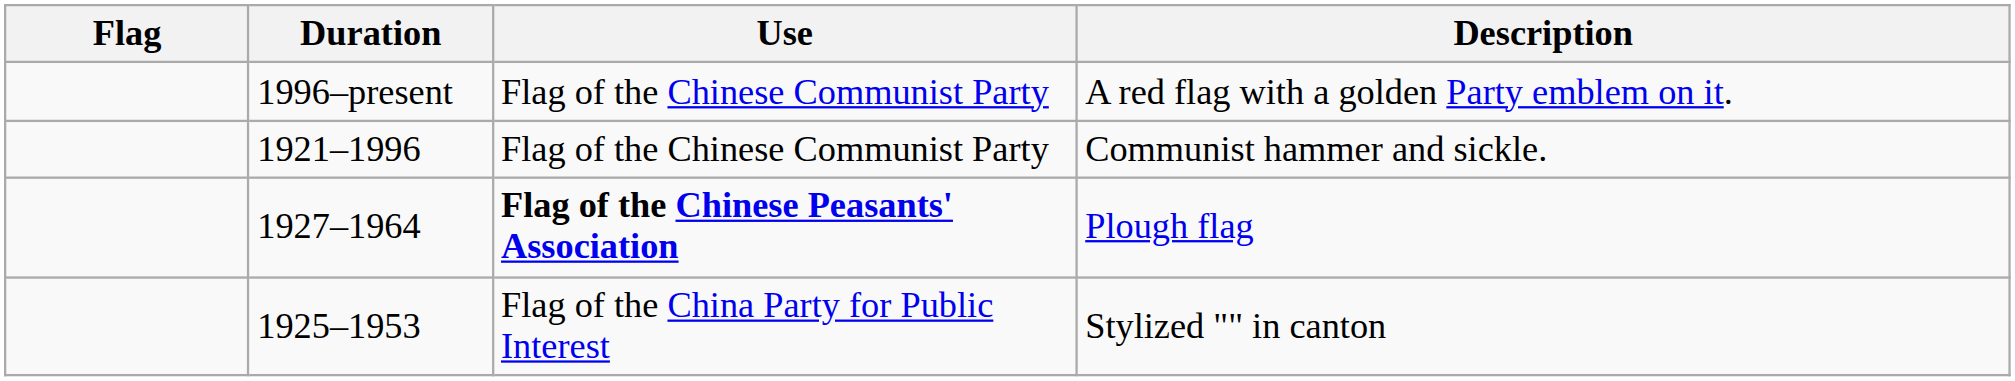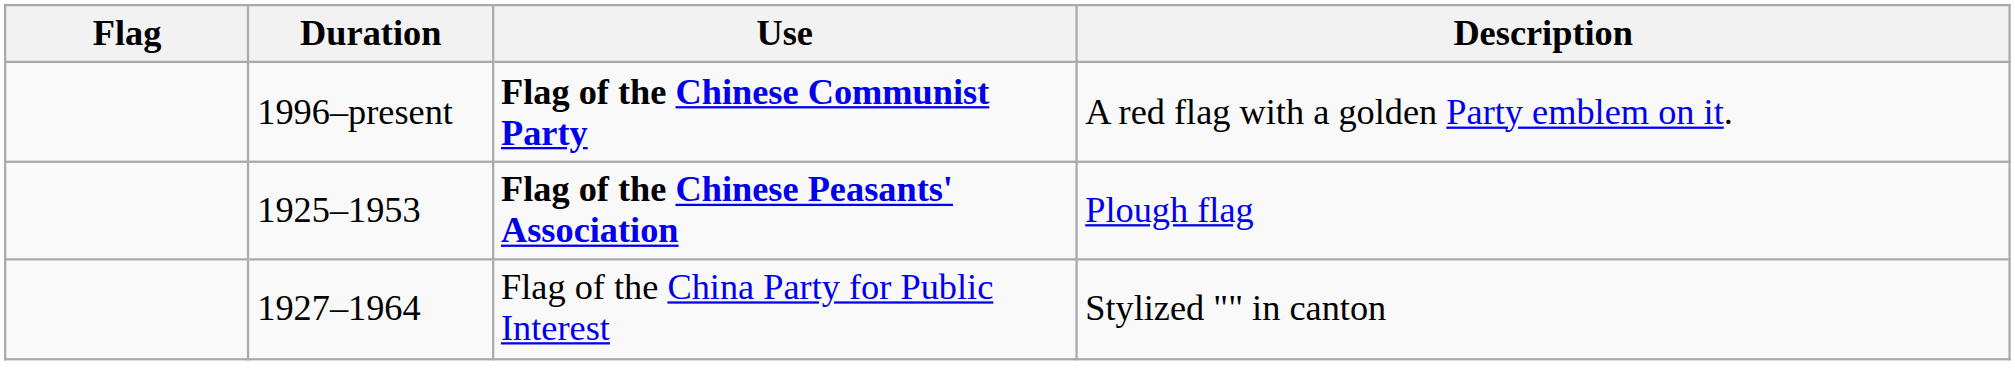(775, 90) normal -> (745, 111) bold
- row: (1316, 148)
(339, 226) 1927–1964 -> (339, 209) 1925–1953
(339, 324) 1925–1953 -> (339, 308) 1927–1964
